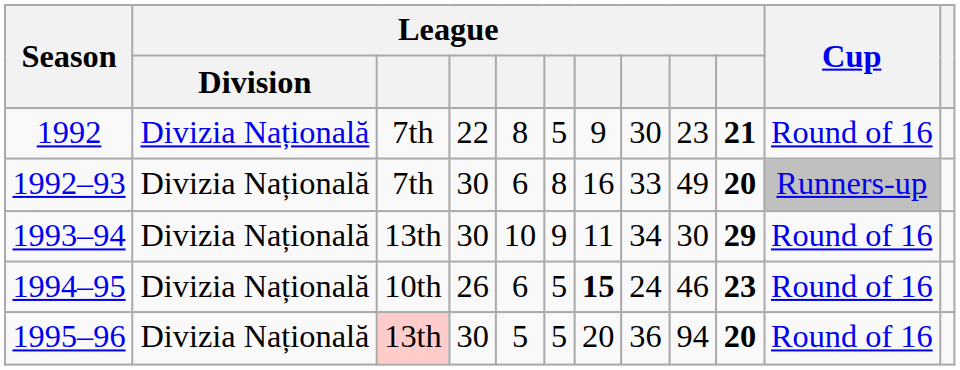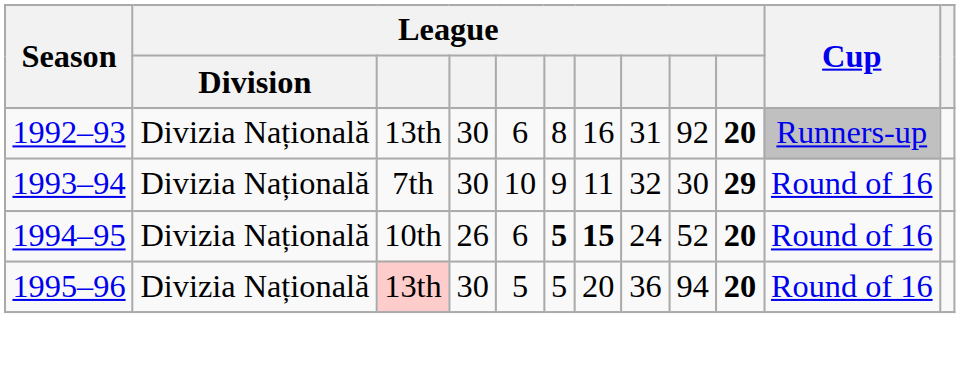- row: (69, 132)
(413, 183) 7th -> (413, 132) 13th
(645, 183) 33 -> (645, 132) 31
(693, 183) 49 -> (693, 132) 92
(413, 235) 13th -> (413, 183) 7th
(645, 235) 34 -> (645, 183) 32
(559, 286) normal -> (559, 235) bold
(693, 286) 46 -> (693, 235) 52
(740, 286) 23 -> (740, 235) 20
